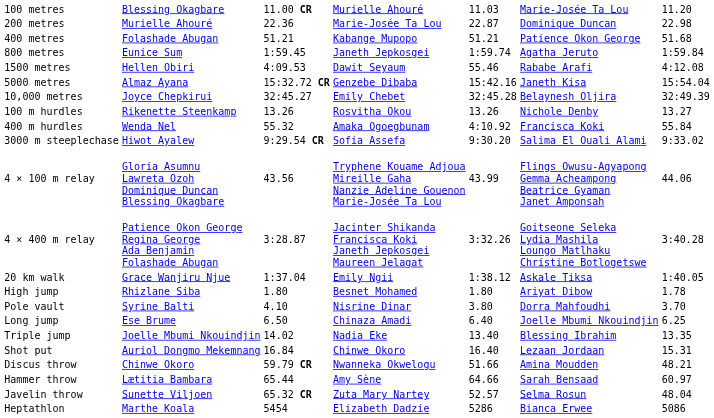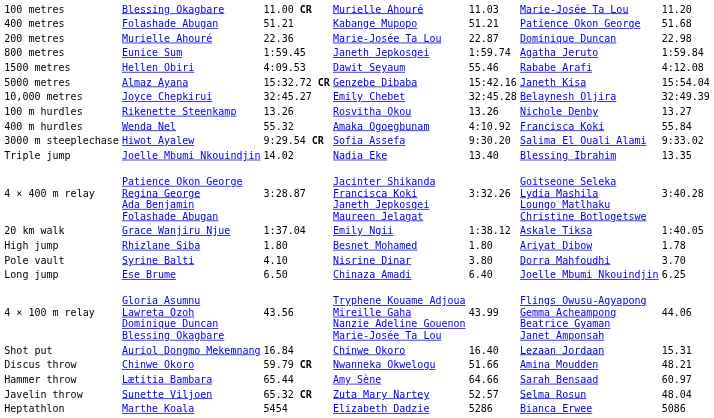rows swapped: (34, 24) <-> (34, 38)
rows swapped: (50, 178) <-> (37, 336)
